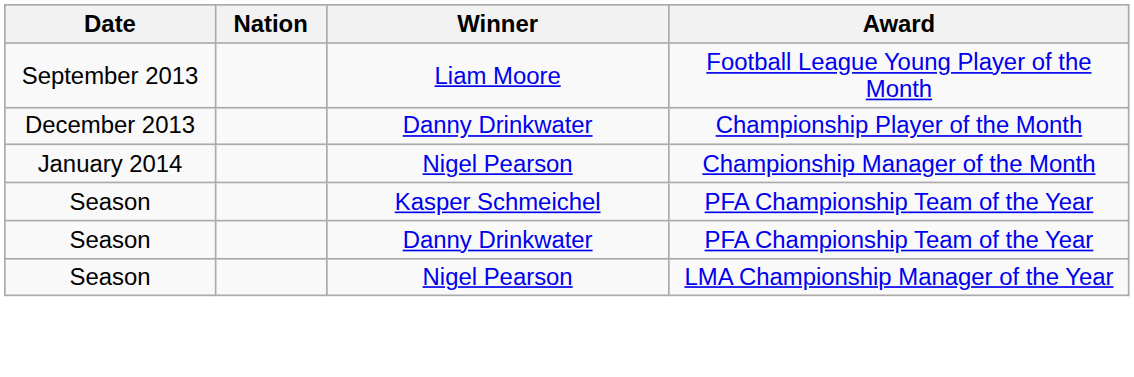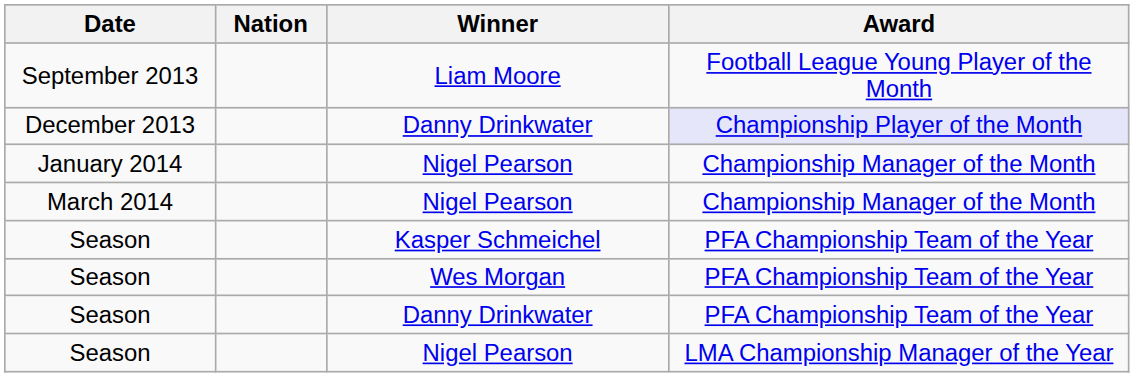(899, 126) no background -> (899, 126) lavender background
+ row: (110, 202)
+ row: (110, 277)
